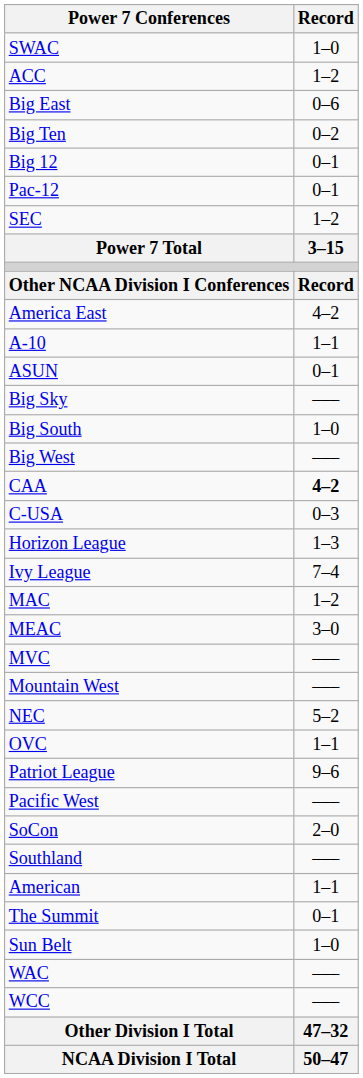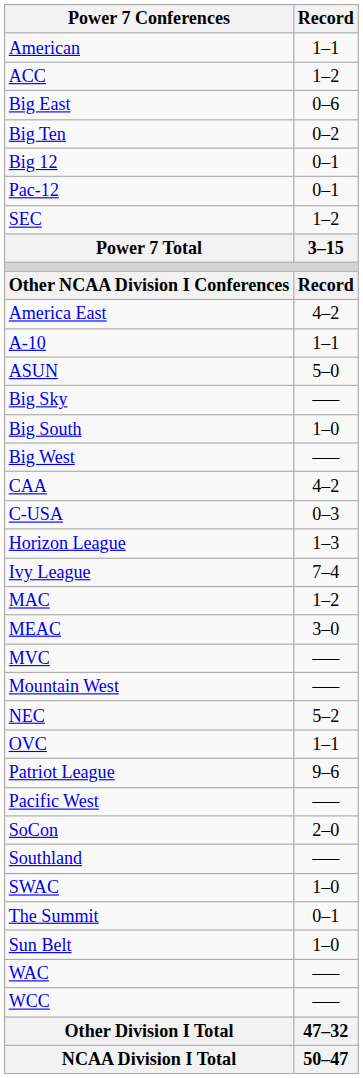rows swapped: (44, 887) <-> (34, 47)
(326, 371) 0–1 -> (326, 371) 5–0
(326, 485) bold -> (326, 485) normal
